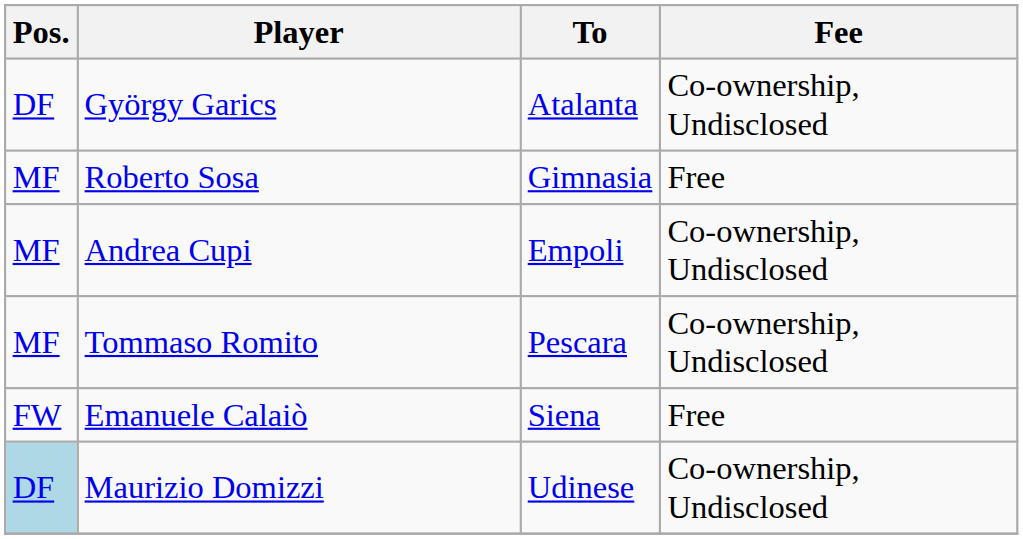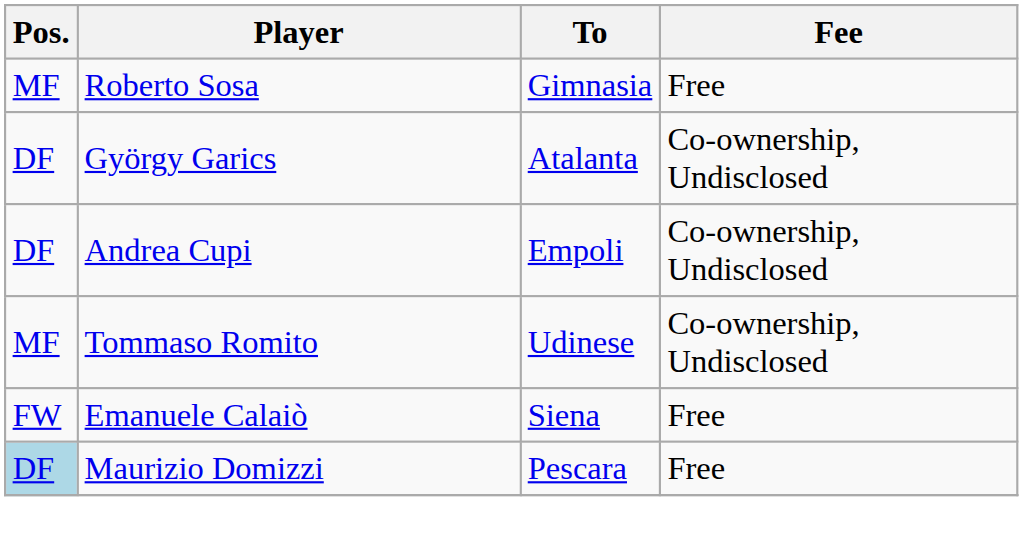rows swapped: (172, 177) <-> (180, 104)
(36, 250) MF -> (33, 250) DF
(577, 342) Pescara -> (581, 342) Udinese
(581, 488) Udinese -> (577, 468) Pescara
(764, 488) Co-ownership, Undisclosed -> (696, 468) Free
